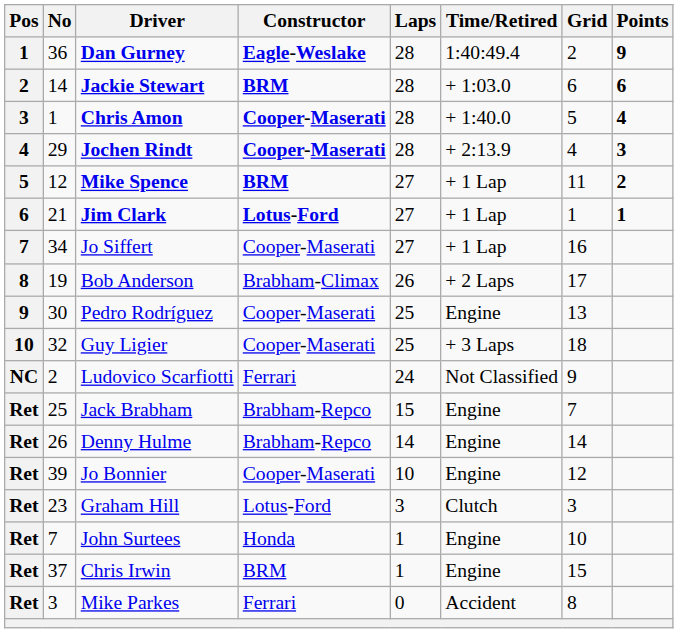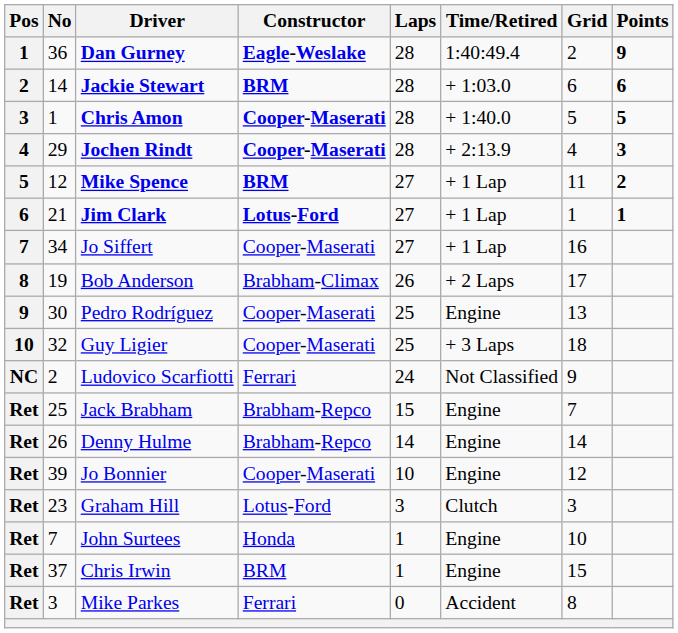(621, 117) 4 -> (621, 117) 5
